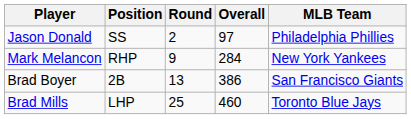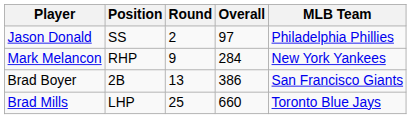(230, 102) 460 -> (230, 102) 660
